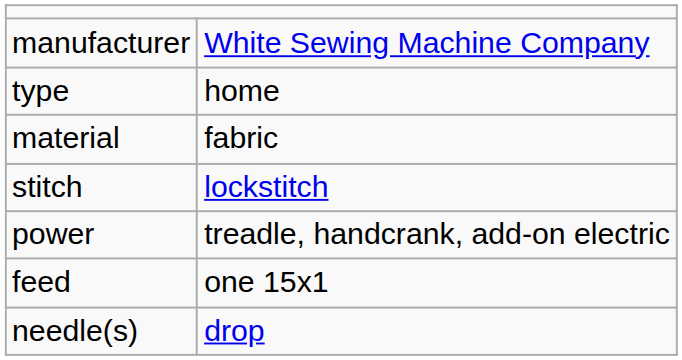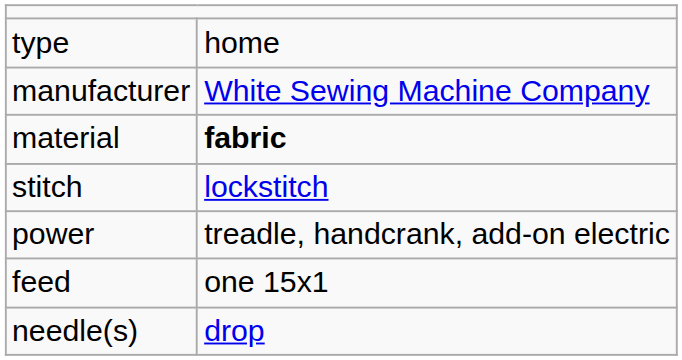rows swapped: (41, 90) <-> (101, 42)
(241, 138) normal -> (245, 138) bold
